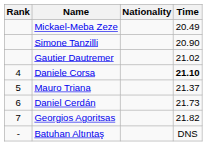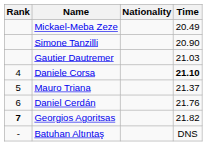(188, 58) 21.02 -> (188, 58) 21.03
(188, 103) 21.73 -> (188, 103) 21.76
(18, 118) normal -> (18, 118) bold
